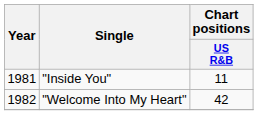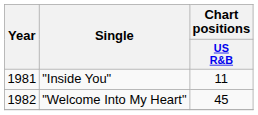(221, 99) 42 -> (221, 99) 45
